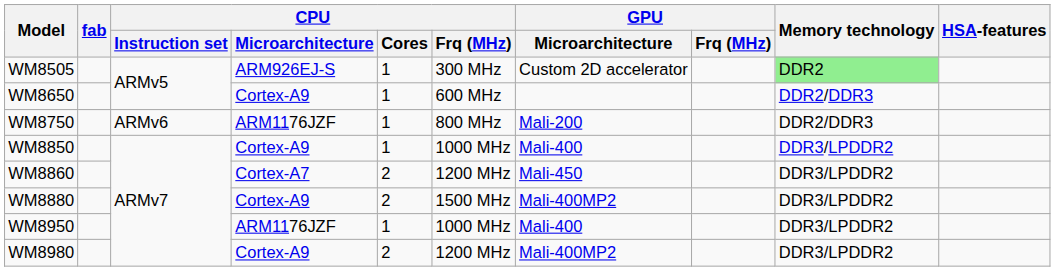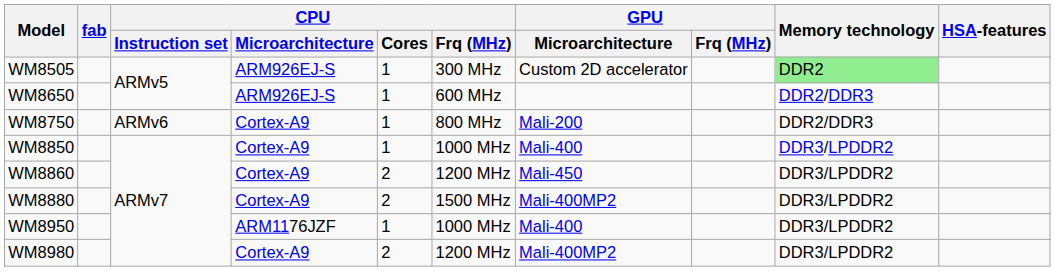(272, 95) Cortex-A9 -> (285, 95) ARM926EJ-S
(286, 122) ARM1176JZF -> (272, 122) Cortex-A9
(272, 174) Cortex-A7 -> (272, 174) Cortex-A9
